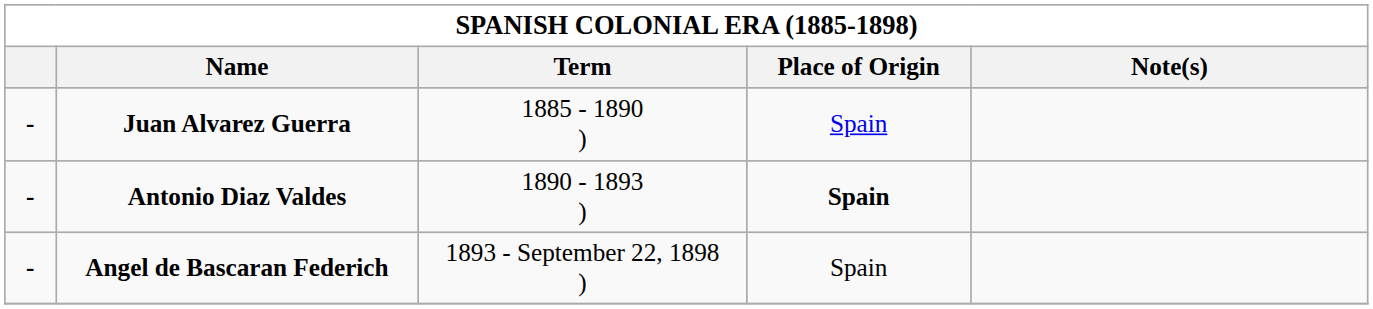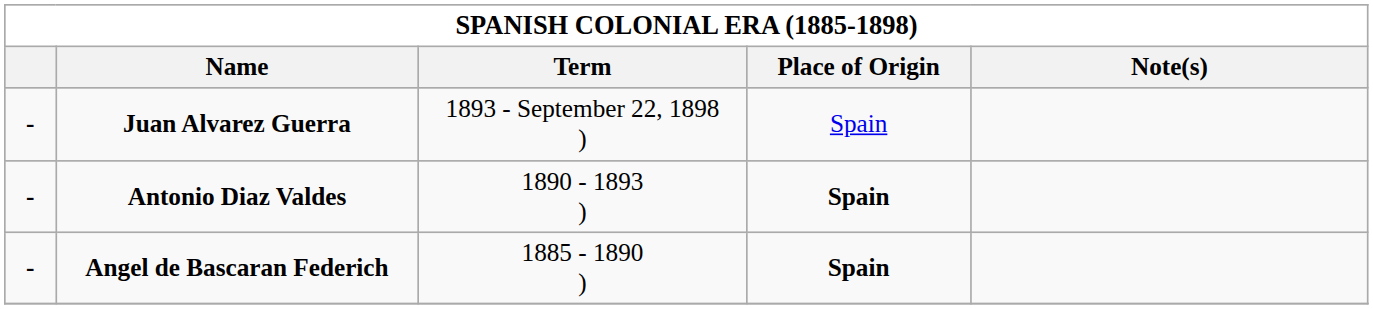(582, 124) 1885 - 1890 ) -> (582, 124) 1893 - September 22, 1898 )
(582, 267) 1893 - September 22, 1898 ) -> (582, 267) 1885 - 1890 )
(859, 267) normal -> (859, 267) bold
